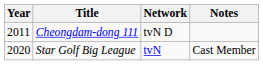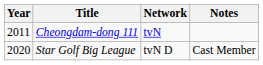(158, 32) tvN D -> (152, 32) tvN
(152, 50) tvN -> (158, 50) tvN D
